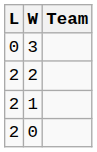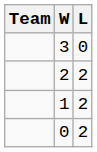columns swapped: (67, 19) <-> (14, 19)
